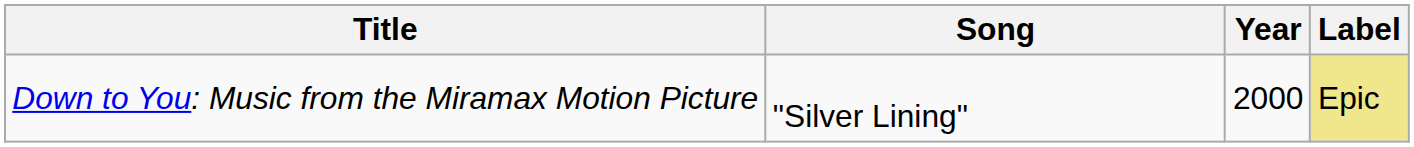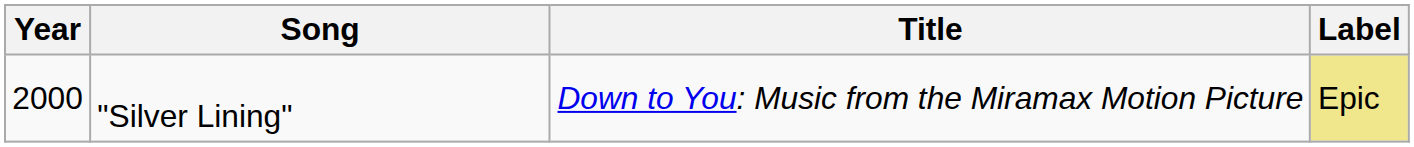columns swapped: (1268, 29) <-> (385, 29)
